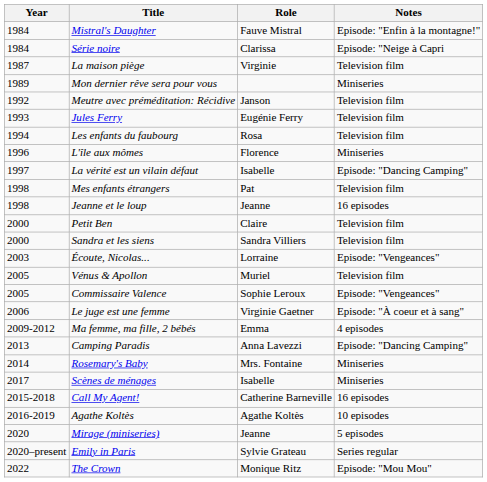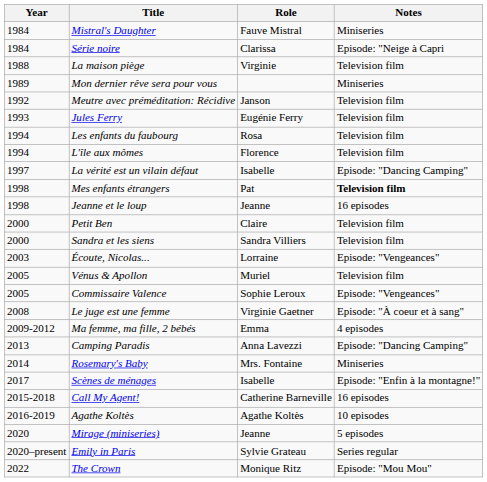(409, 30) Episode: "Enfin à la montagne!" -> (360, 30) Miniseries
(18, 65) 1987 -> (18, 65) 1988
(18, 153) 1996 -> (18, 153) 1994
(360, 153) Miniseries -> (370, 153) Television film
(370, 188) normal -> (371, 188) bold
(18, 310) 2006 -> (18, 310) 2008
(360, 380) Miniseries -> (409, 380) Episode: "Enfin à la montagne!"
